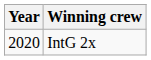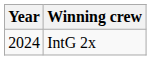(24, 42) 2020 -> (24, 42) 2024
